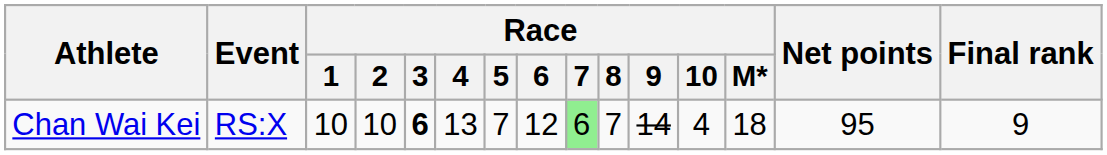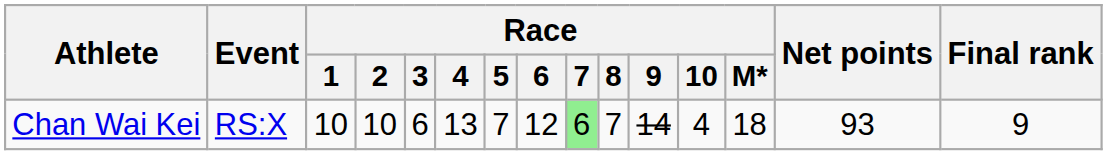(420, 125) bold -> (420, 125) normal
(857, 125) 95 -> (857, 125) 93
